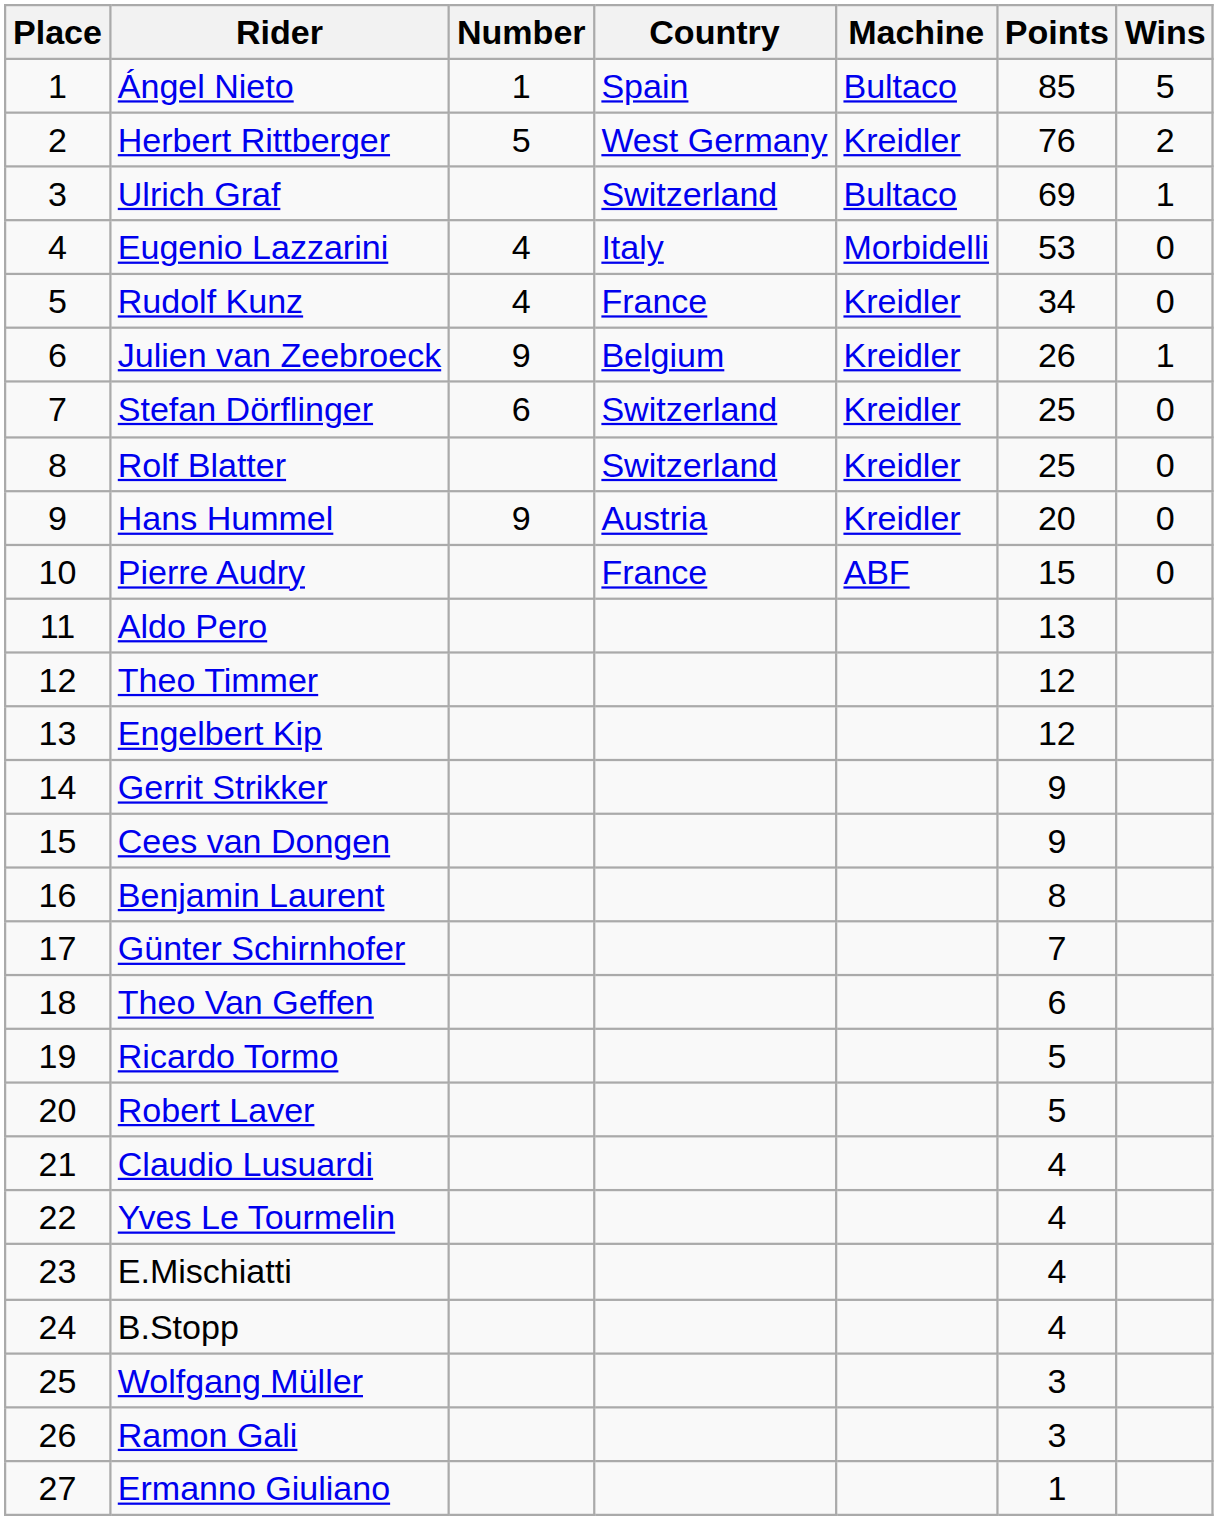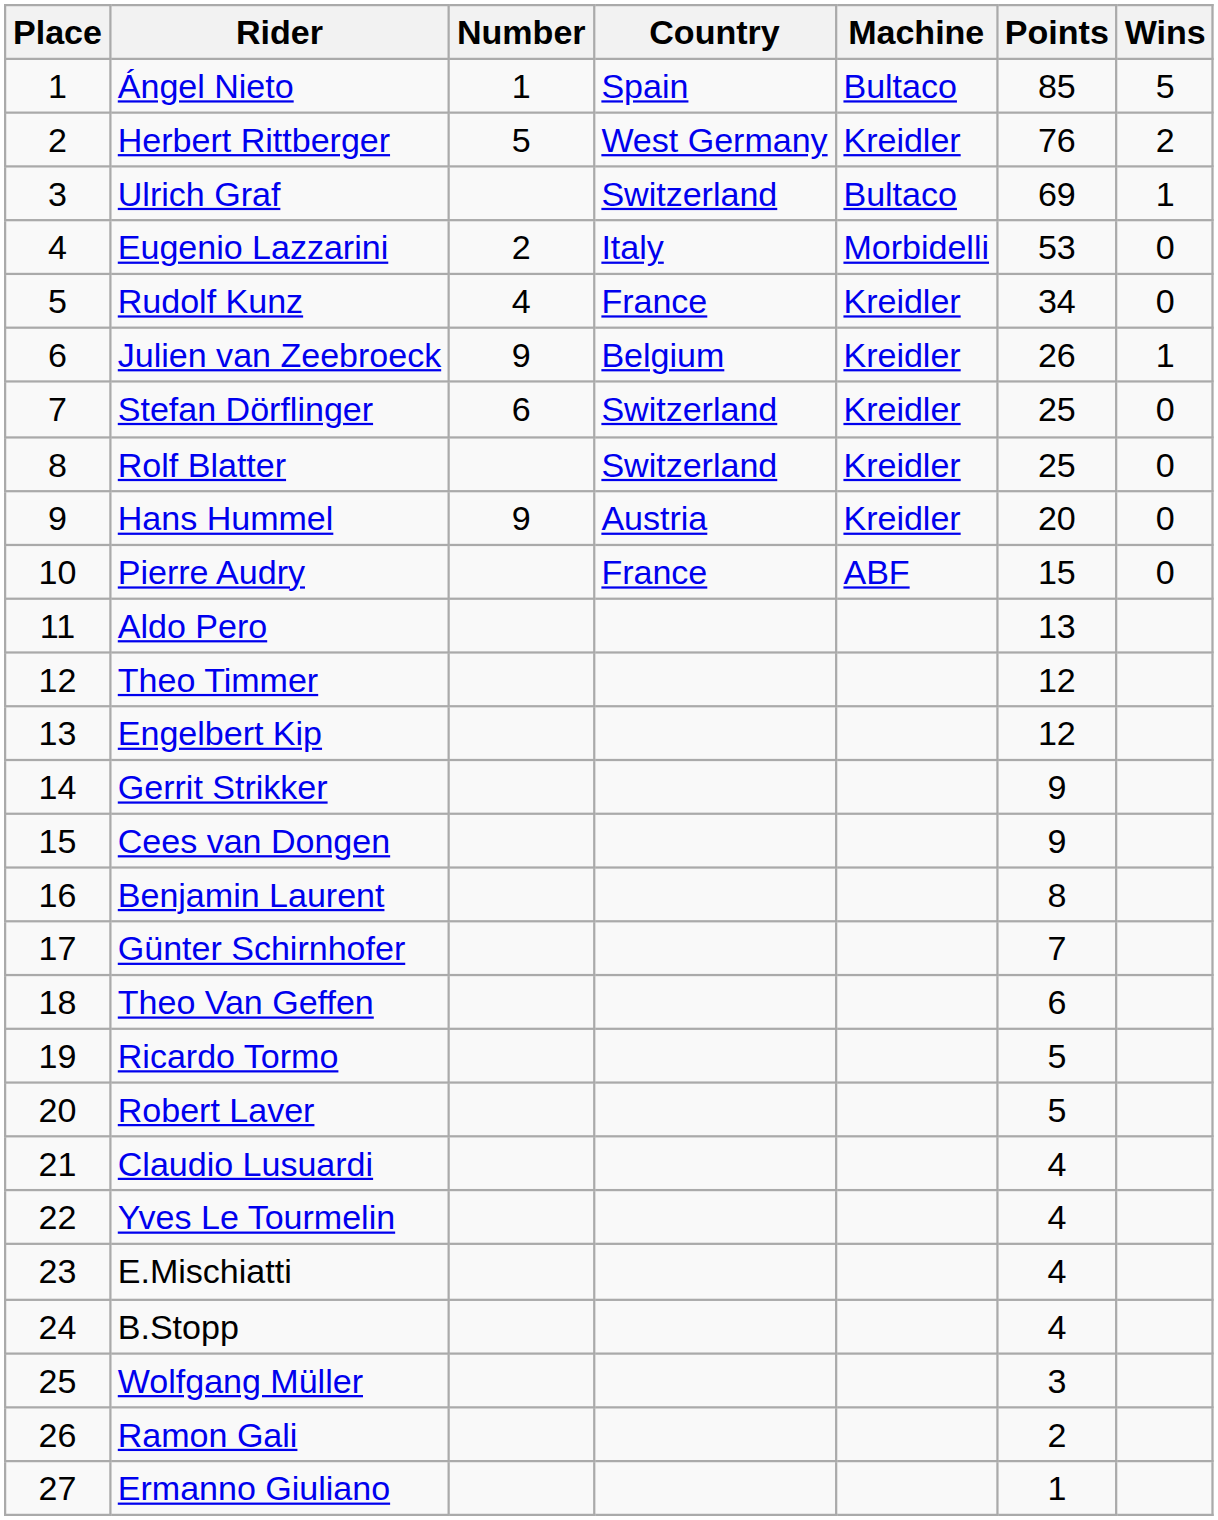(521, 248) 4 -> (521, 248) 2
(1057, 1434) 3 -> (1057, 1434) 2
